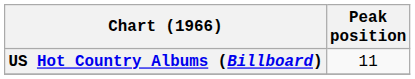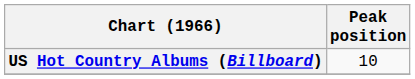(368, 62) 11 -> (368, 62) 10
